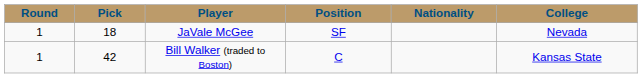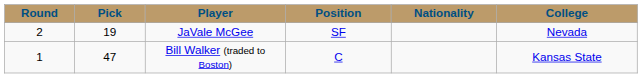(40, 32) 1 -> (40, 32) 2
(110, 32) 18 -> (110, 32) 19
(110, 57) 42 -> (110, 57) 47
